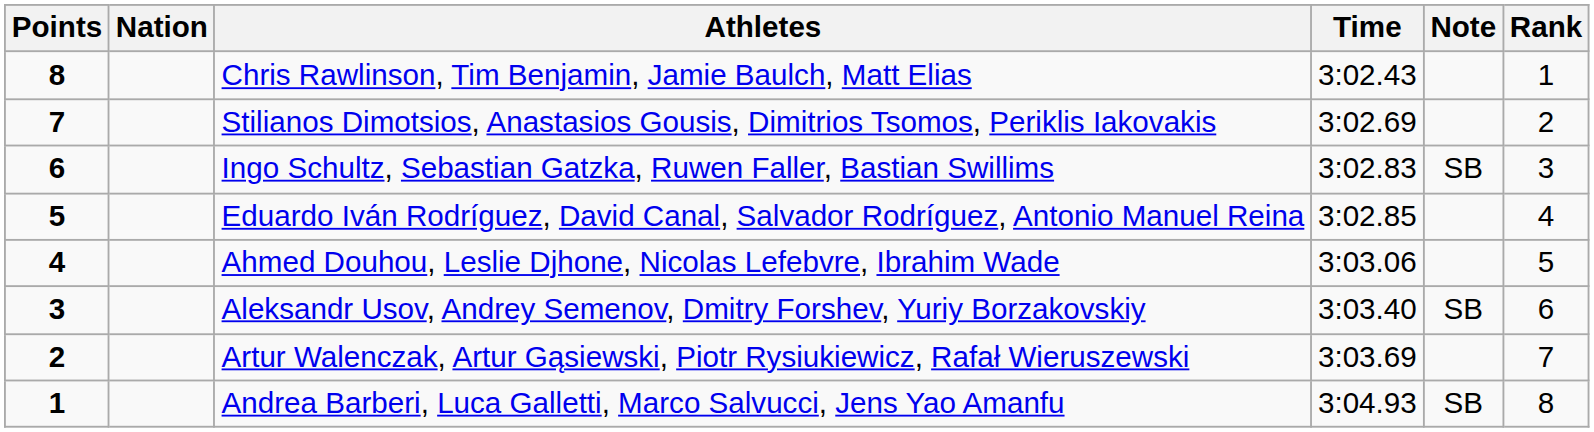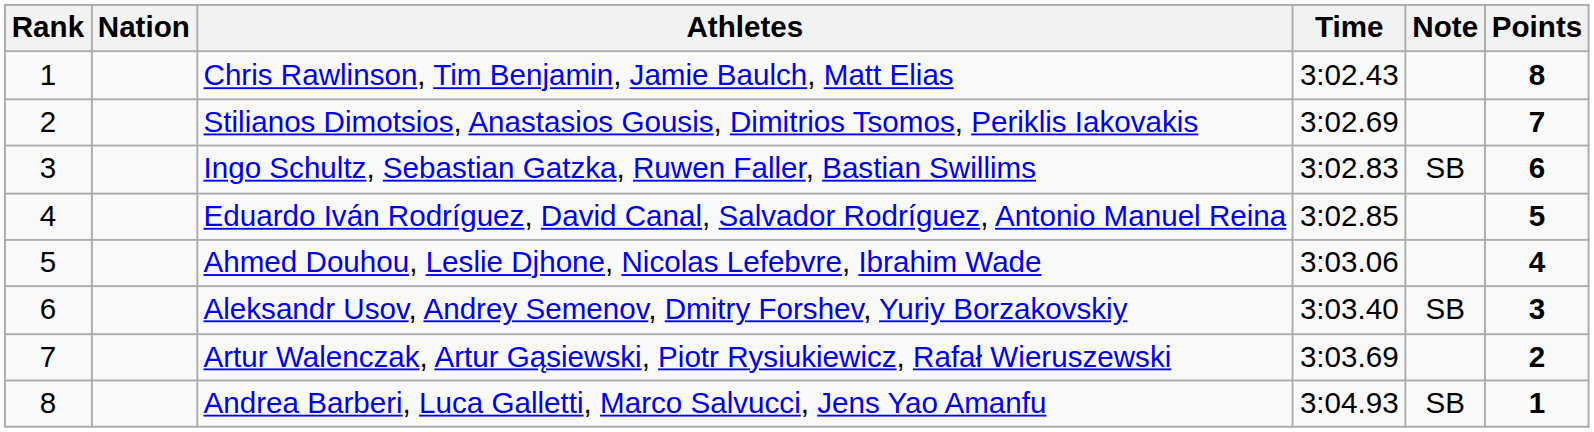columns swapped: (1546, 27) <-> (57, 27)
